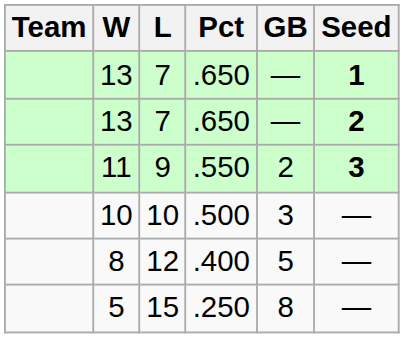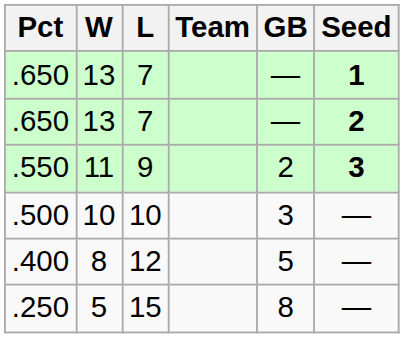columns swapped: (49, 27) <-> (221, 27)
